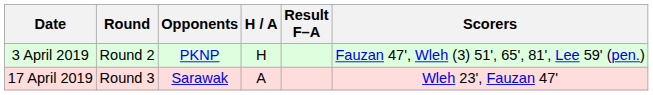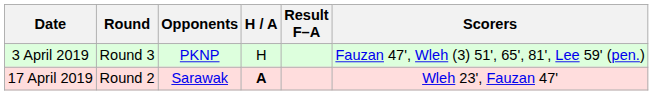(127, 55) Round 2 -> (127, 55) Round 3
(127, 78) Round 3 -> (127, 78) Round 2
(261, 78) normal -> (261, 78) bold
